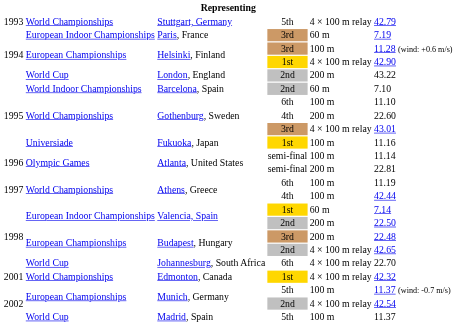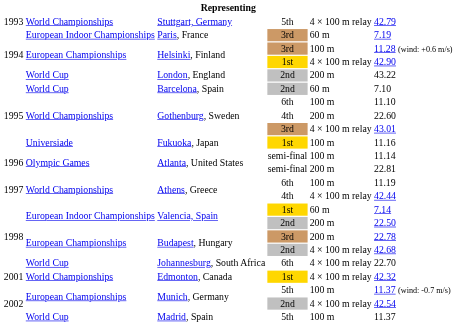(84, 89) World Indoor Championships -> (47, 89) World Cup
(322, 196) 100 m -> (341, 196) 4 × 100 m relay
(385, 236) 22.48 -> (385, 236) 22.78
(385, 250) 42.65 -> (385, 250) 42.68
